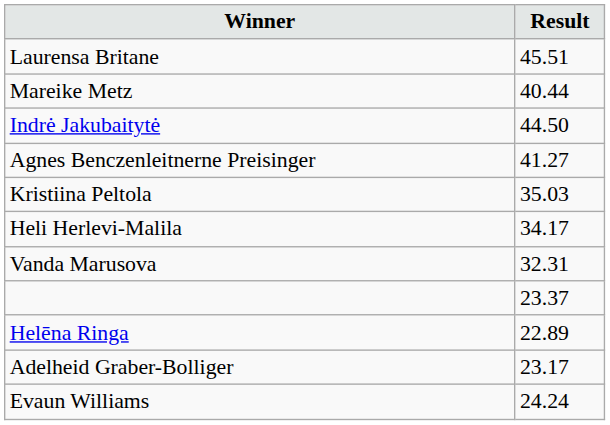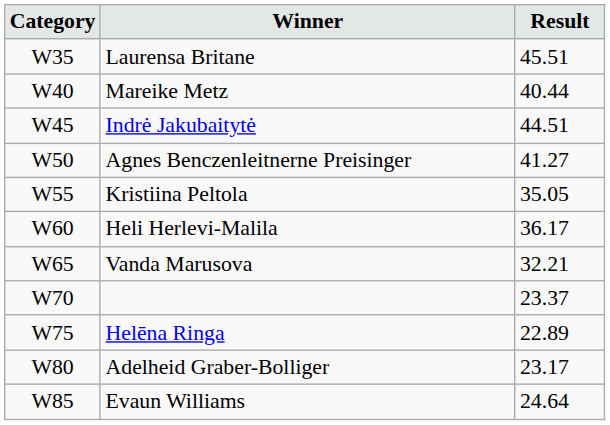+ column: (53, 21)
(544, 125) 44.50 -> (544, 125) 44.51
(544, 194) 35.03 -> (544, 194) 35.05
(544, 228) 34.17 -> (544, 228) 36.17
(544, 263) 32.31 -> (544, 263) 32.21
(544, 401) 24.24 -> (544, 401) 24.64
